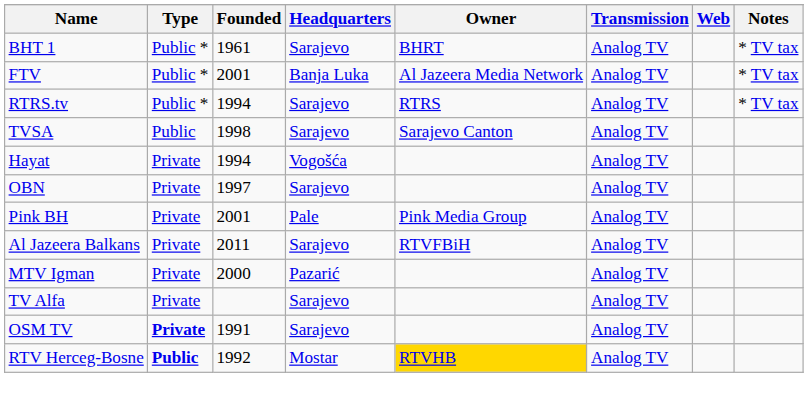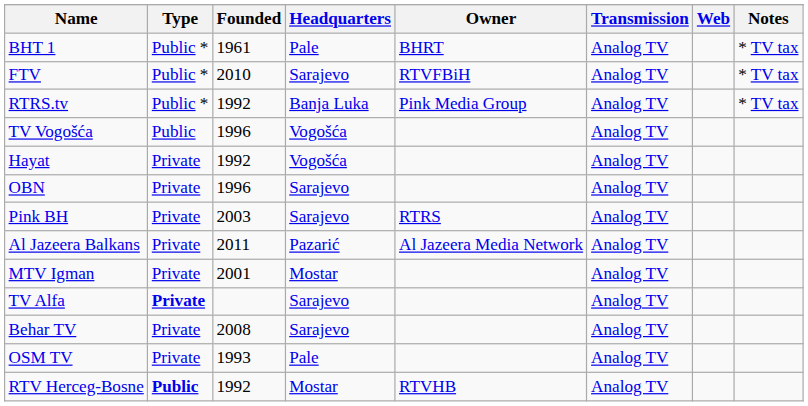(319, 47) Sarajevo -> (304, 47) Pale
(234, 75) 2001 -> (234, 75) 2010
(329, 75) Banja Luka -> (319, 75) Sarajevo
(491, 75) Al Jazeera Media Network -> (435, 75) RTVFBiH
(234, 103) 1994 -> (234, 103) 1992
(319, 103) Sarajevo -> (329, 103) Banja Luka
(420, 103) RTRS -> (463, 103) Pink Media Group
- row: (31, 132)
+ row: (51, 132)
(234, 160) 1994 -> (234, 160) 1992
(234, 188) 1997 -> (234, 188) 1996
(234, 216) 2001 -> (234, 216) 2003
(304, 216) Pale -> (319, 216) Sarajevo
(463, 216) Pink Media Group -> (420, 216) RTRS
(319, 245) Sarajevo -> (314, 245) Pazarić
(435, 245) RTVFBiH -> (491, 245) Al Jazeera Media Network
(234, 273) 2000 -> (234, 273) 2001
(314, 273) Pazarić -> (313, 273) Mostar
(176, 301) normal -> (178, 301) bold
+ row: (42, 329)
(178, 329) bold -> (176, 358) normal
(234, 329) 1991 -> (234, 358) 1993
(319, 329) Sarajevo -> (304, 358) Pale
(428, 358) gold background -> (428, 386) no background
